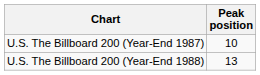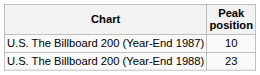(231, 61) 13 -> (231, 61) 23
